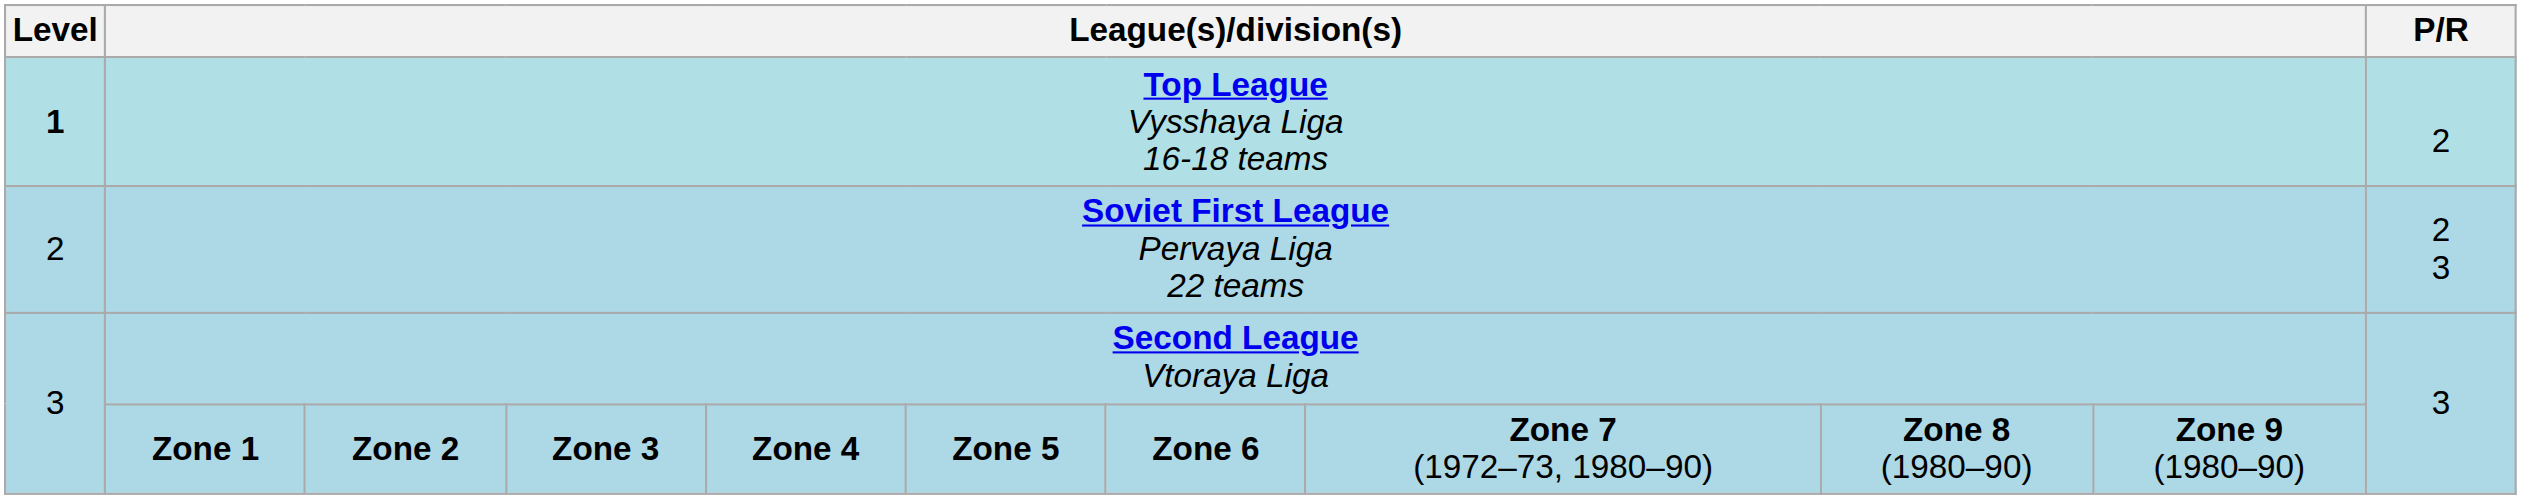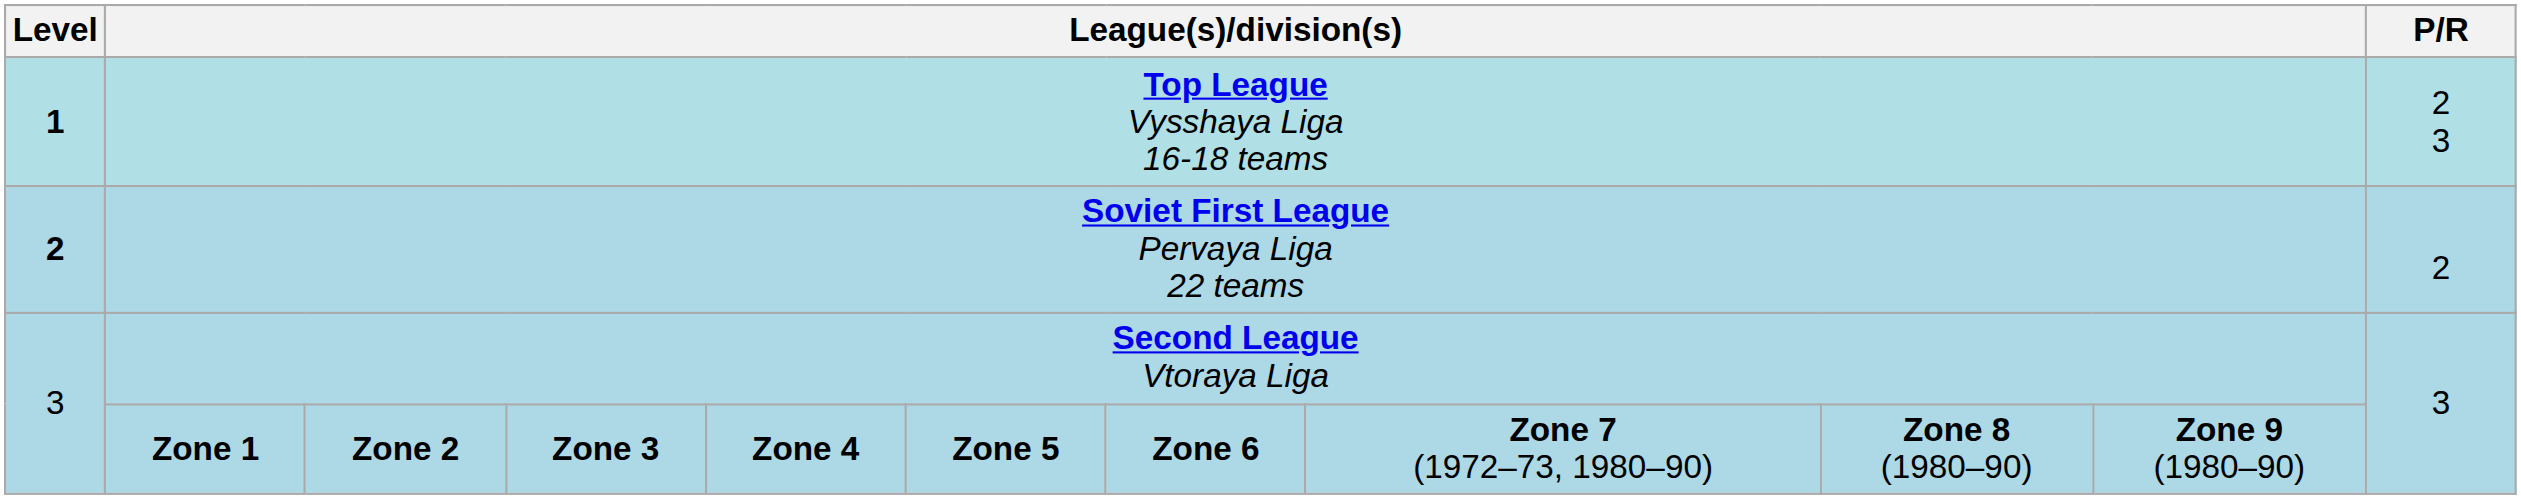(2441, 139) 2 -> (2441, 121) 2 3
(55, 248) normal -> (55, 248) bold
(2441, 248) 2 3 -> (2441, 267) 2
